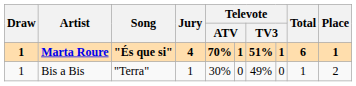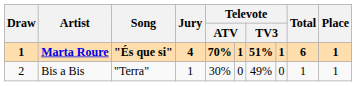(21, 71) 1 -> (21, 71) 2
(335, 71) 2 -> (335, 71) 1
